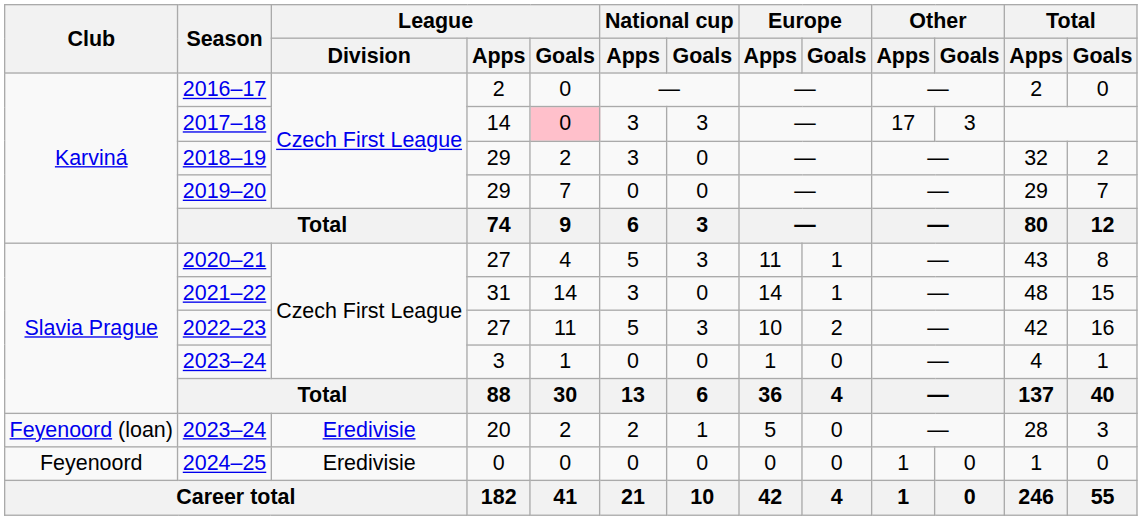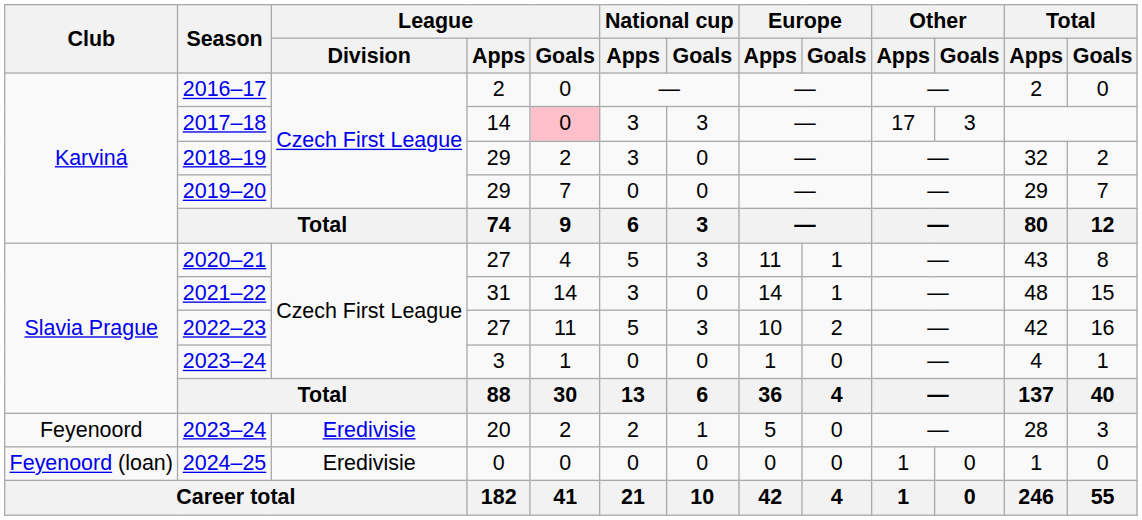(91, 429) Feyenoord (loan) -> (91, 429) Feyenoord
(91, 463) Feyenoord -> (91, 463) Feyenoord (loan)
